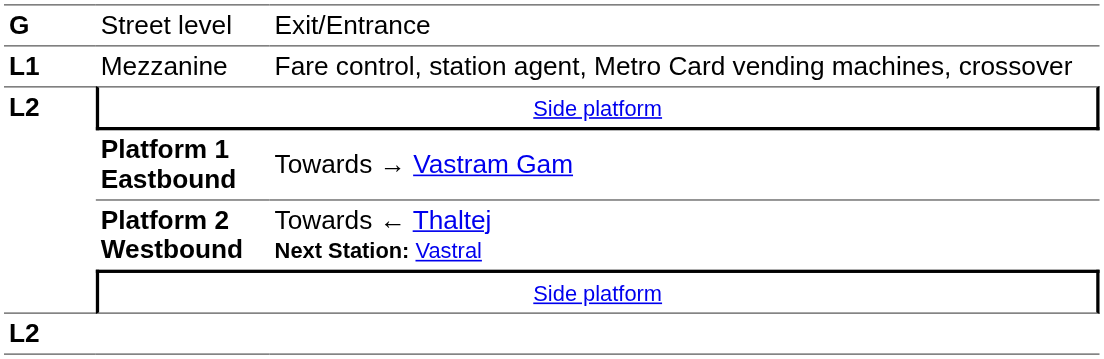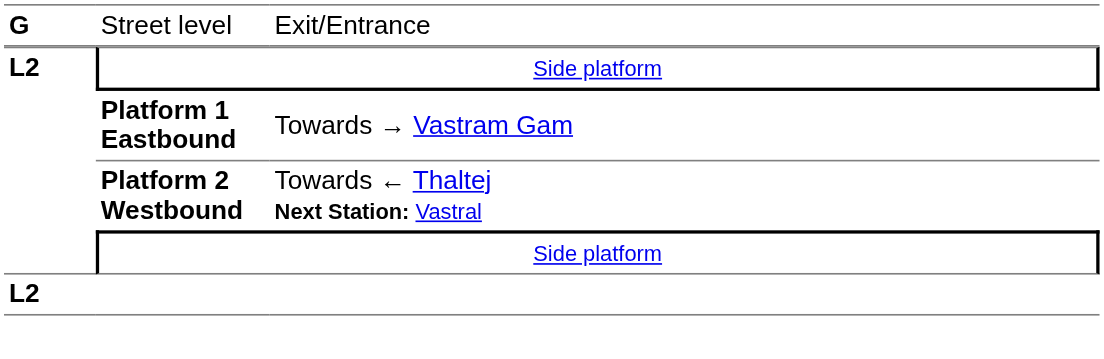- row: (164, 66)
